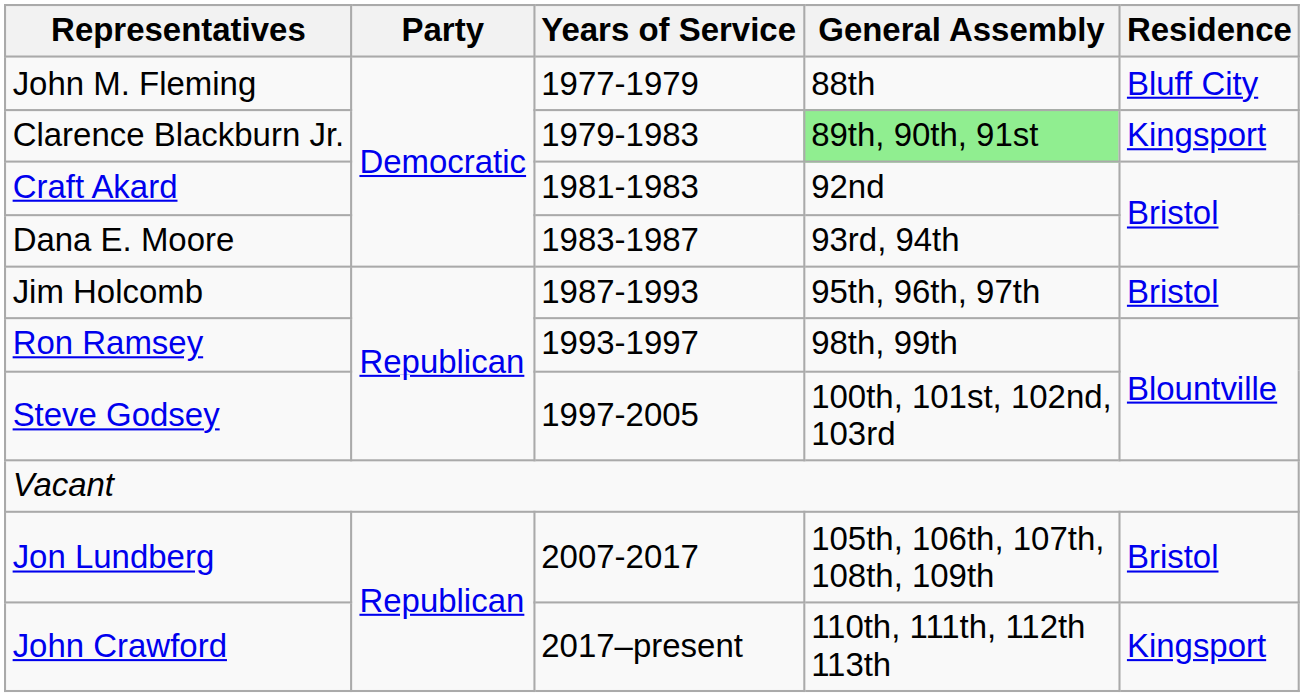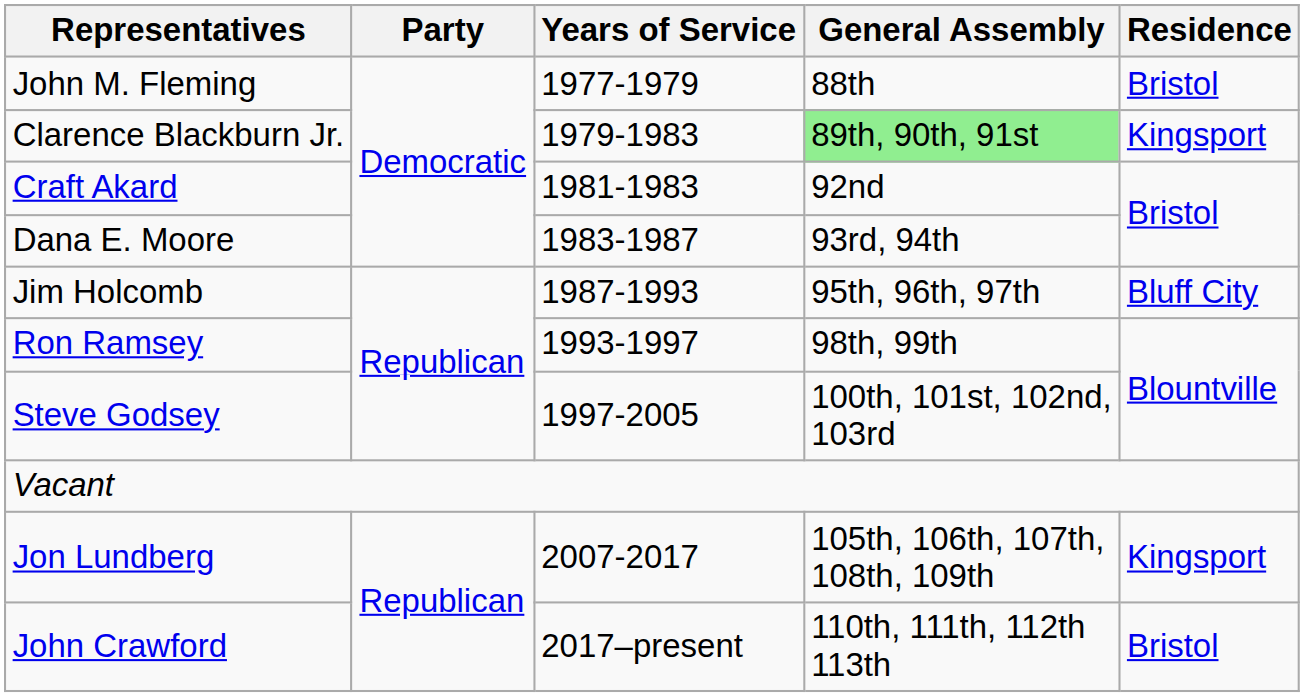(1193, 82) Bluff City -> (1173, 82) Bristol
(1173, 291) Bristol -> (1193, 291) Bluff City
(1173, 556) Bristol -> (1197, 556) Kingsport
(1197, 646) Kingsport -> (1173, 646) Bristol
